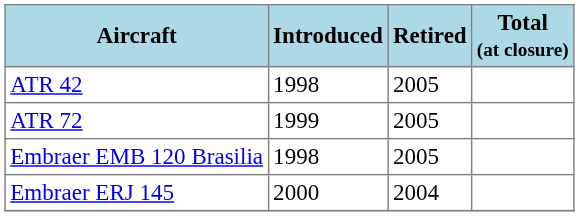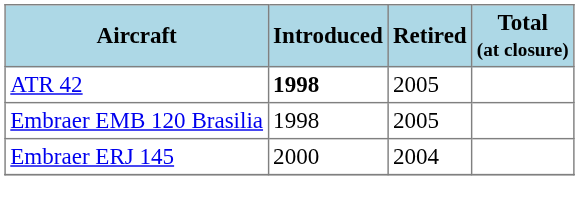(296, 84) normal -> (296, 84) bold
- row: (46, 120)
